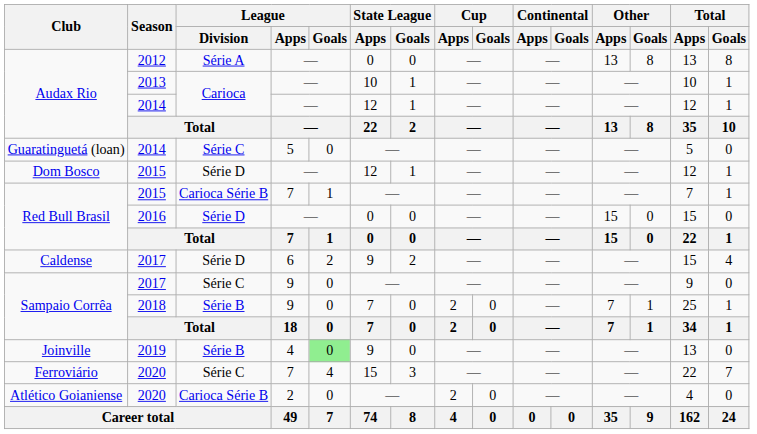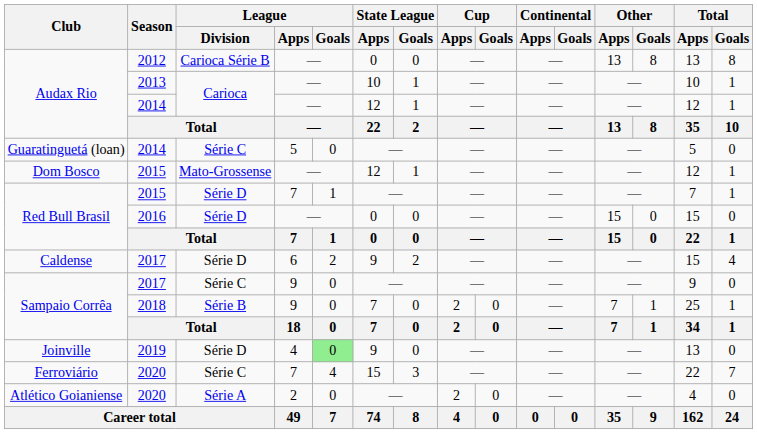(224, 60) Série A -> (225, 60) Carioca Série B
(224, 171) Série D -> (225, 171) Mato-Grossense
(224, 194) Carioca Série B -> (225, 194) Série D
(224, 350) Série B -> (225, 350) Série D
(224, 395) Carioca Série B -> (225, 395) Série A
